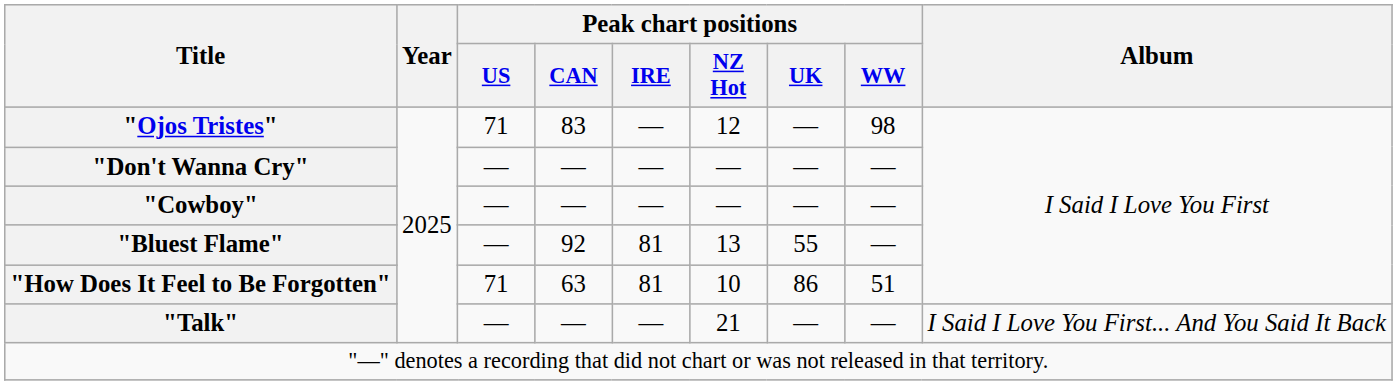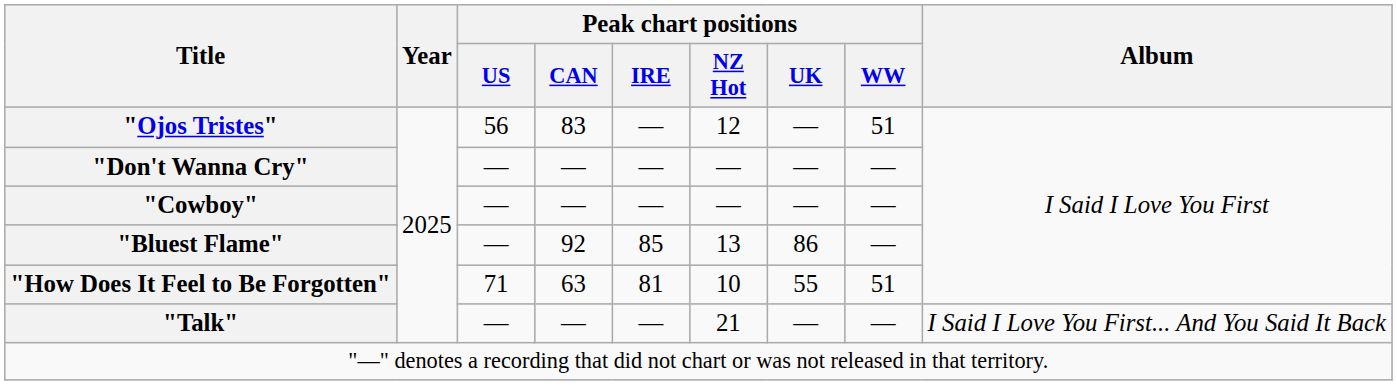(496, 126) 71 -> (496, 126) 56
(883, 126) 98 -> (883, 126) 51
(651, 244) 81 -> (651, 244) 85
(806, 244) 55 -> (806, 244) 86
(806, 283) 86 -> (806, 283) 55
